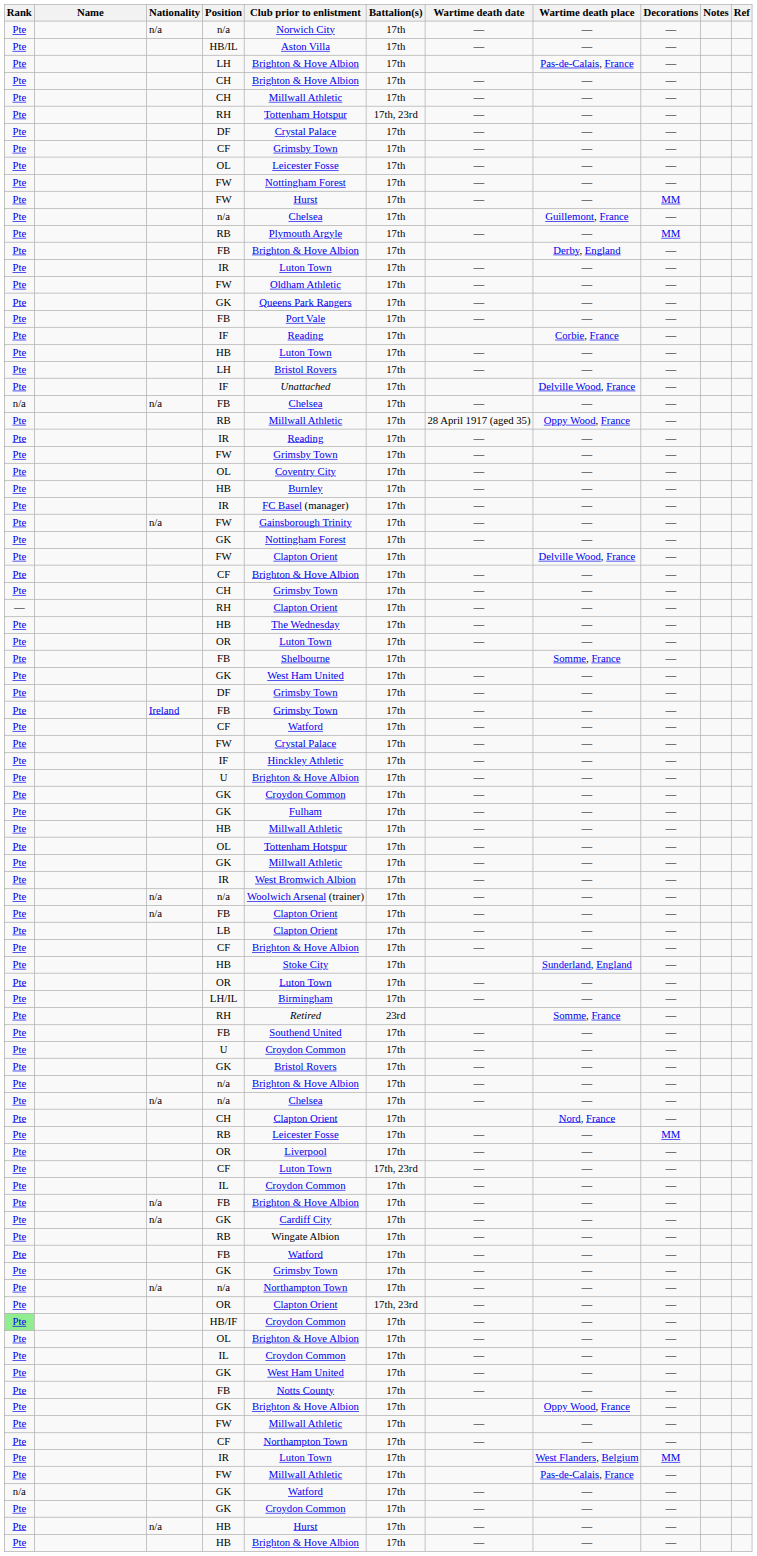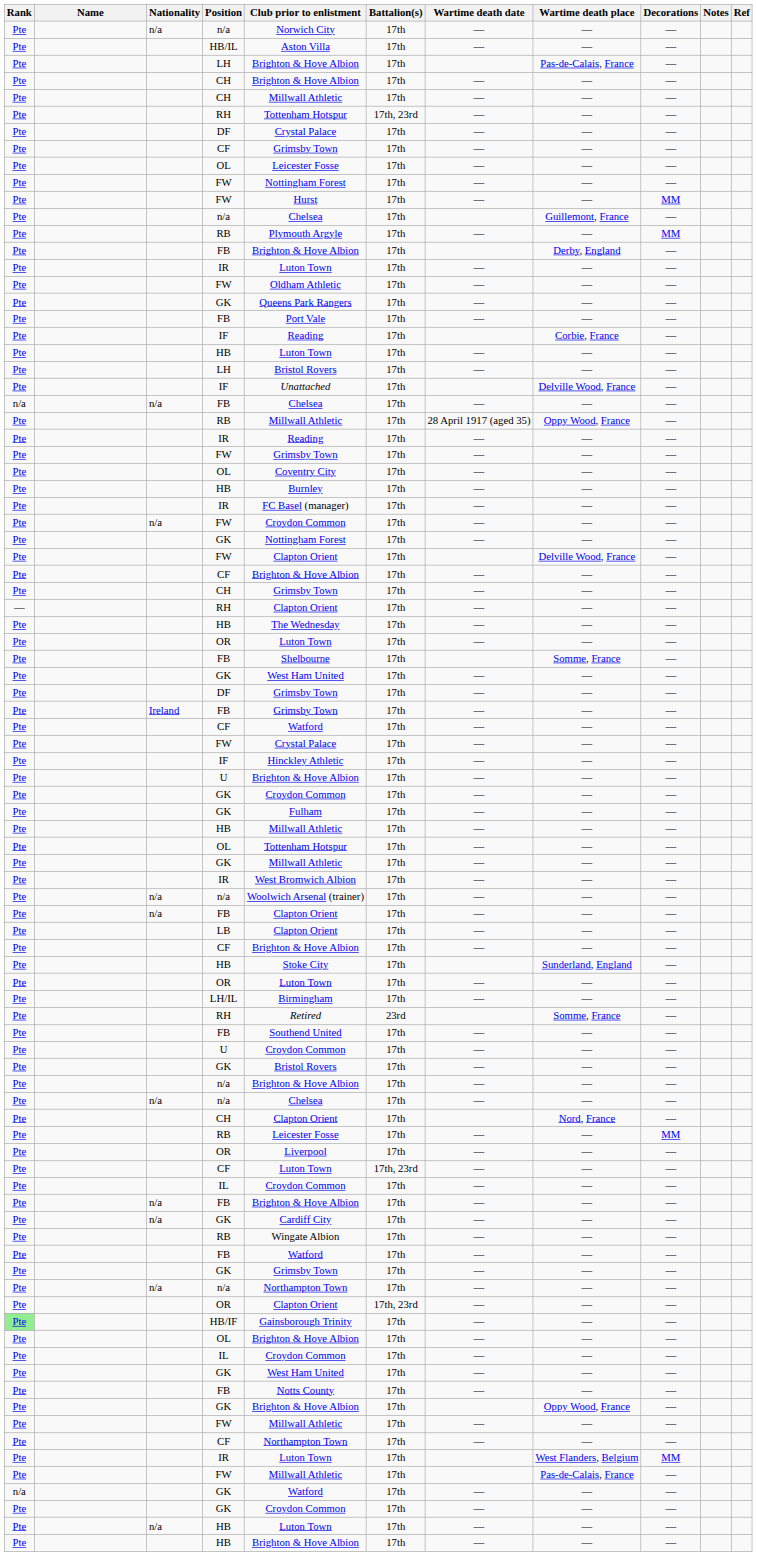(305, 523) Gainsborough Trinity -> (305, 523) Croydon Common
(305, 1322) Croydon Common -> (305, 1322) Gainsborough Trinity
(305, 1526) Hurst -> (305, 1526) Luton Town
